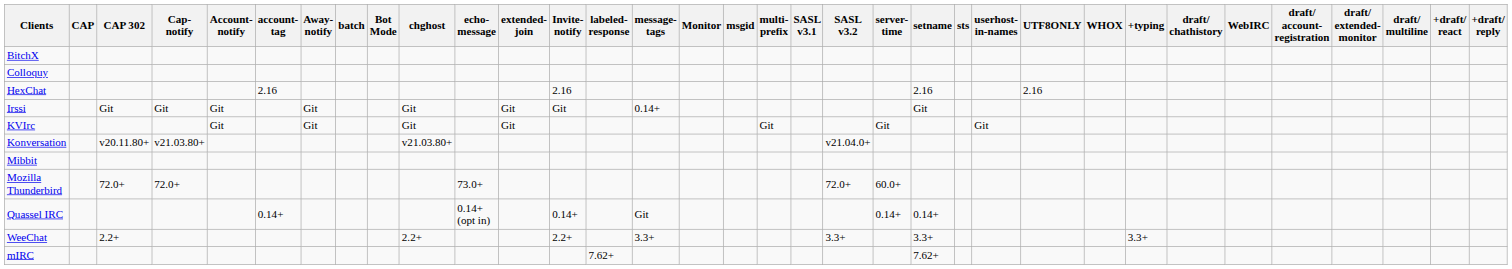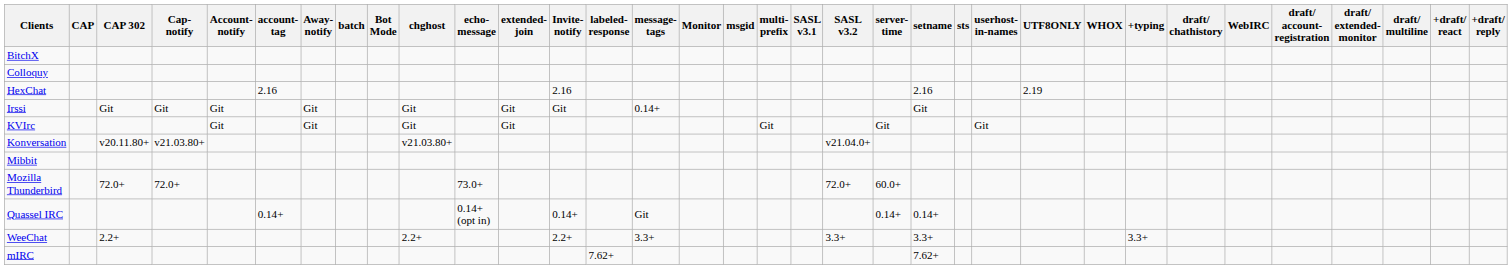(1033, 90) 2.16 -> (1033, 90) 2.19
